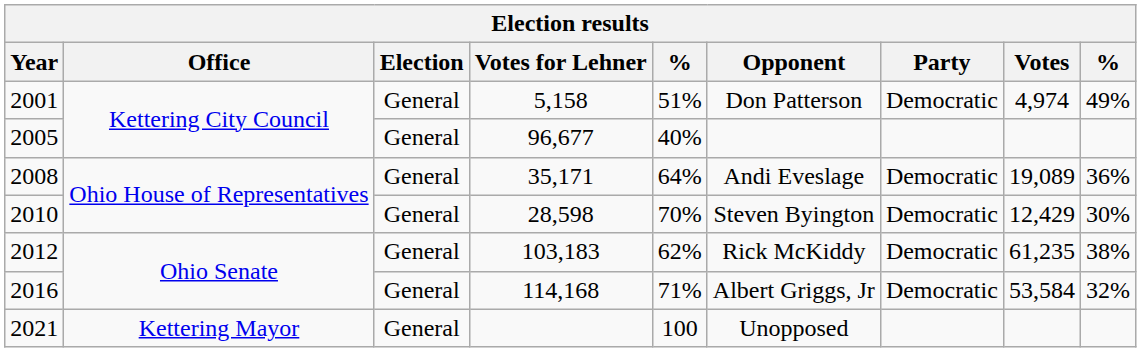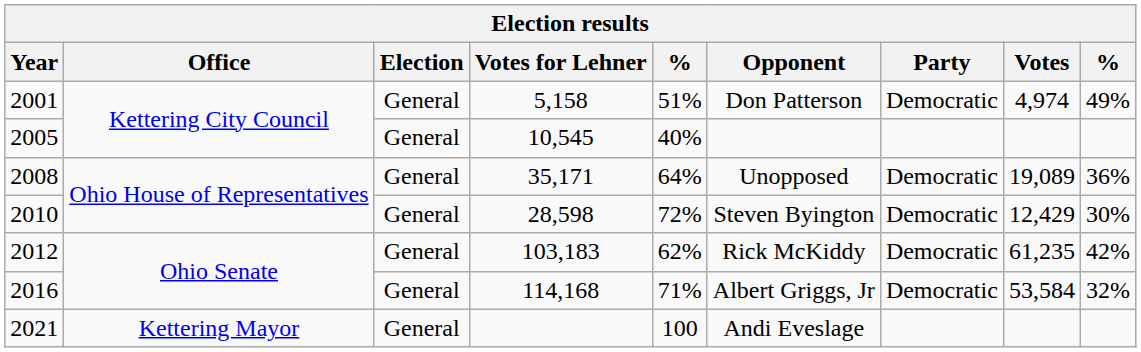(561, 137) 96,677 -> (561, 137) 10,545
(794, 175) Andi Eveslage -> (794, 175) Unopposed
(680, 213) 70% -> (680, 213) 72%
(1108, 251) 38% -> (1108, 251) 42%
(794, 328) Unopposed -> (794, 328) Andi Eveslage
